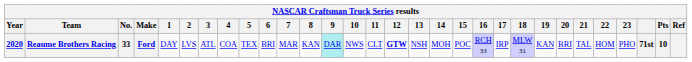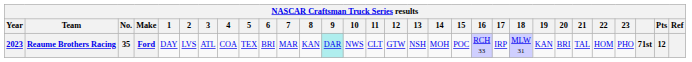(15, 45) 2020 -> (15, 45) 2023
(126, 45) 33 -> (126, 45) 35
(397, 45) bold -> (396, 45) normal
(663, 45) 10 -> (662, 45) 12
